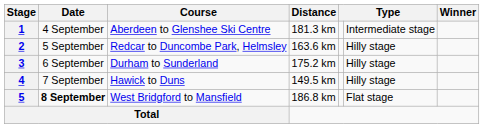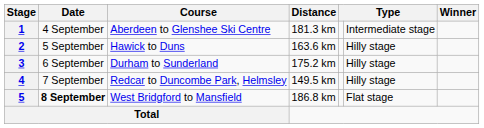(198, 47) Redcar to Duncombe Park, Helmsley -> (147, 47) Hawick to Duns
(147, 81) Hawick to Duns -> (198, 81) Redcar to Duncombe Park, Helmsley
